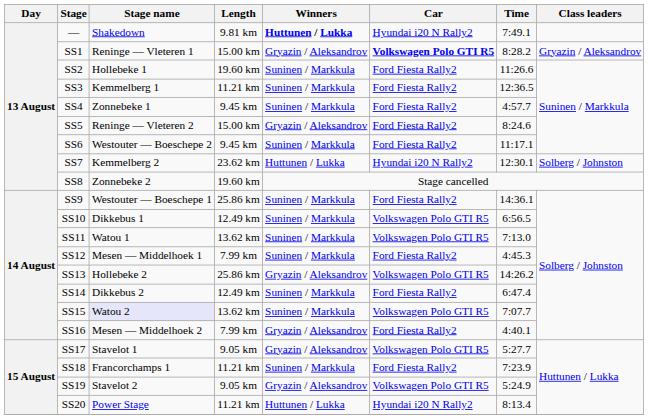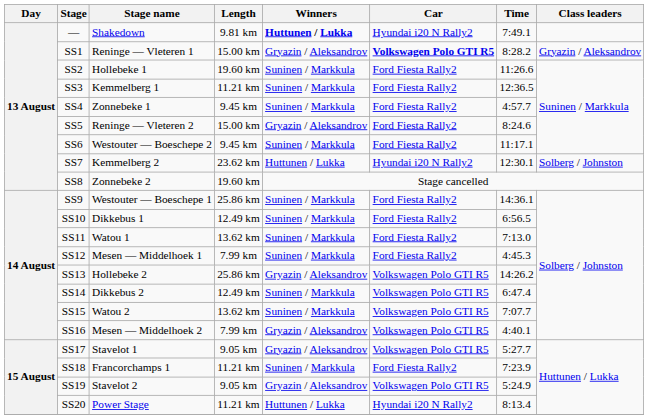(431, 218) Volkswagen Polo GTI R5 -> (415, 218) Ford Fiesta Rally2
(431, 236) Volkswagen Polo GTI R5 -> (415, 236) Ford Fiesta Rally2
(415, 292) Ford Fiesta Rally2 -> (431, 292) Volkswagen Polo GTI R5
(111, 311) lavender background -> (111, 311) no background
(415, 329) Ford Fiesta Rally2 -> (431, 329) Volkswagen Polo GTI R5
